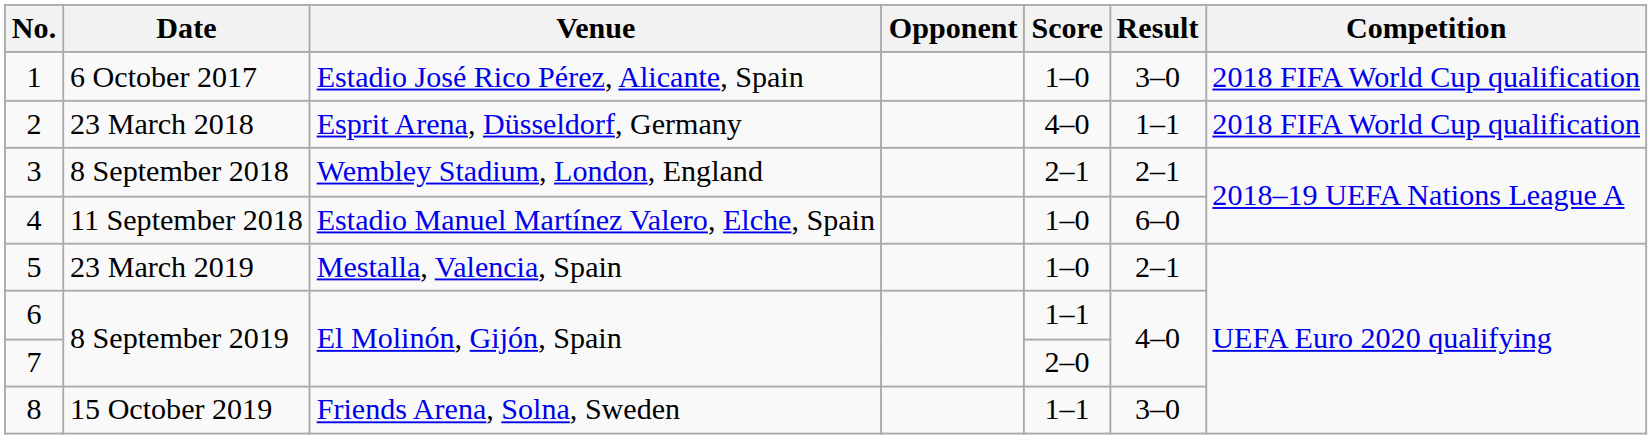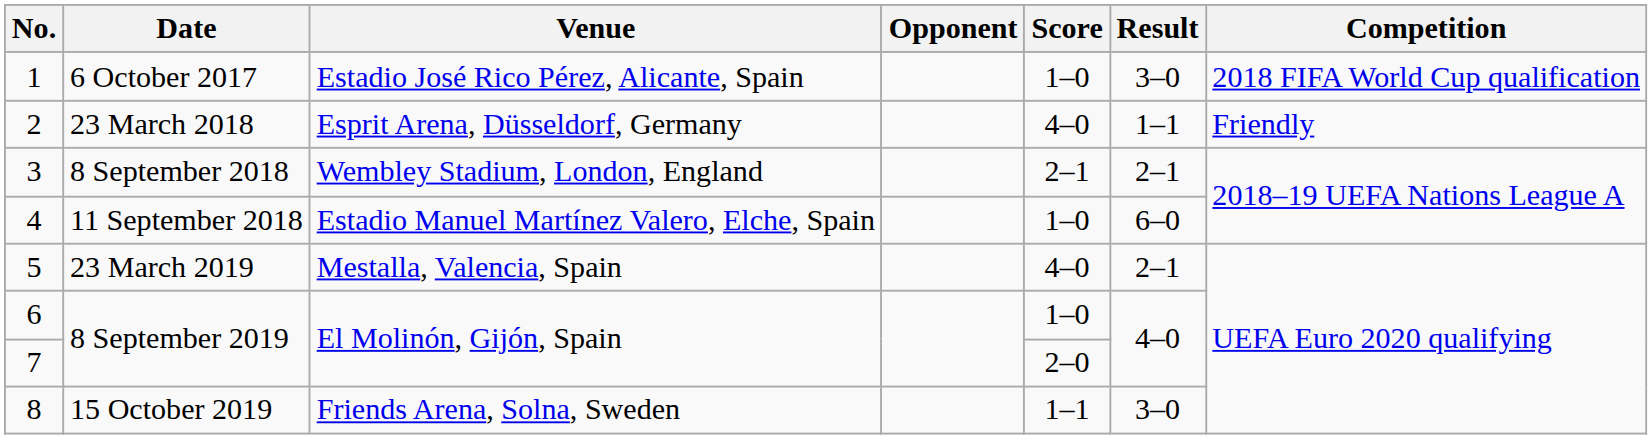(1426, 123) 2018 FIFA World Cup qualification -> (1263, 123) Friendly
(1067, 266) 1–0 -> (1067, 266) 4–0
(1067, 314) 1–1 -> (1067, 314) 1–0
